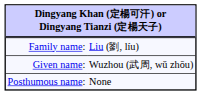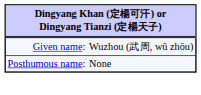- row: (57, 46)
